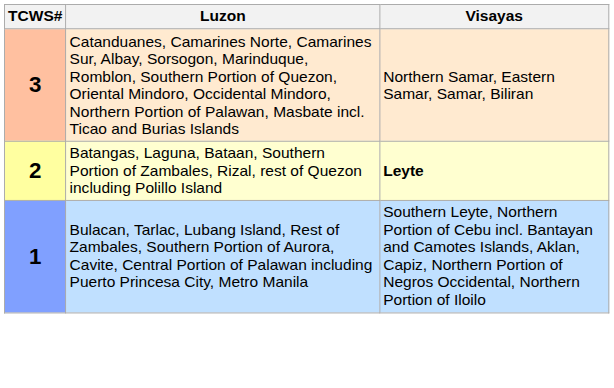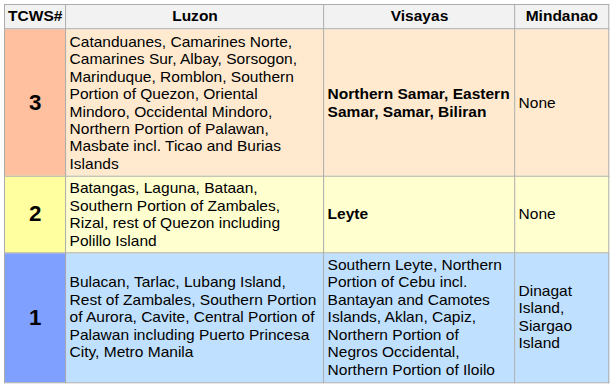+ column: (562, 16)
(469, 85) normal -> (419, 102) bold
